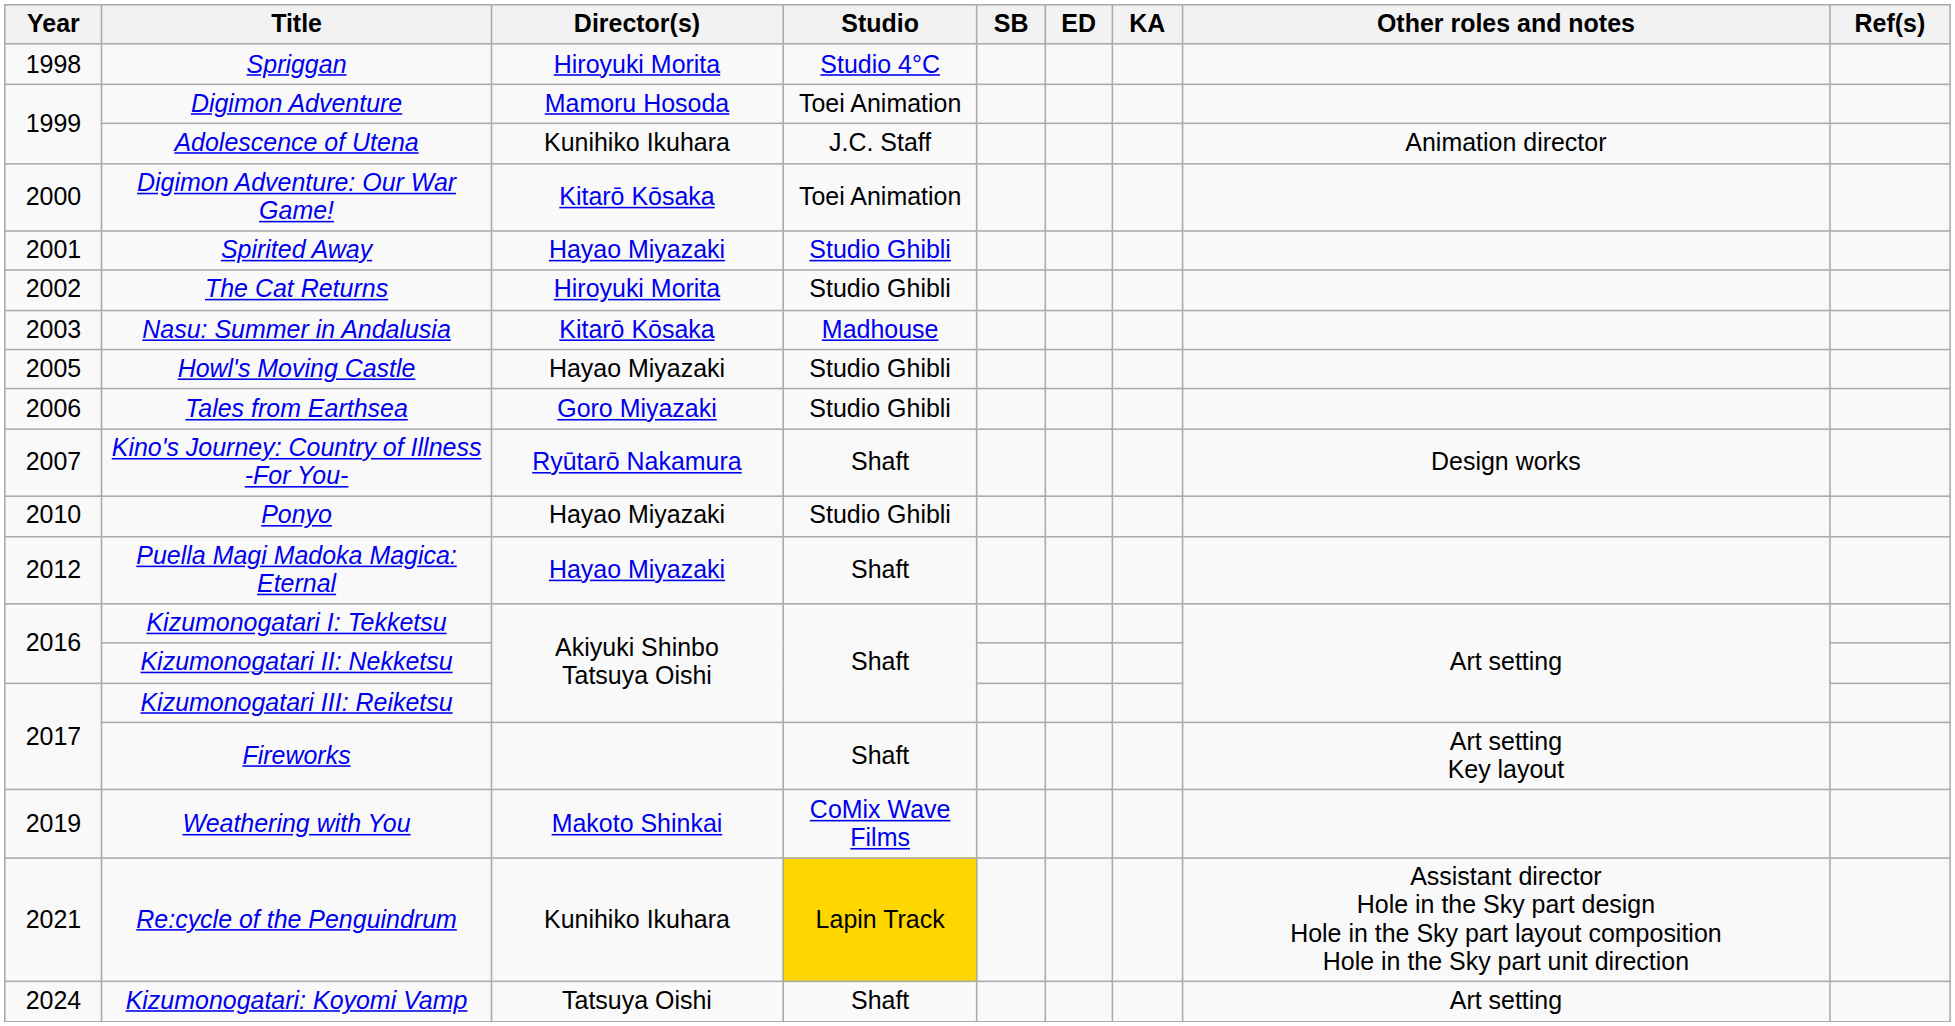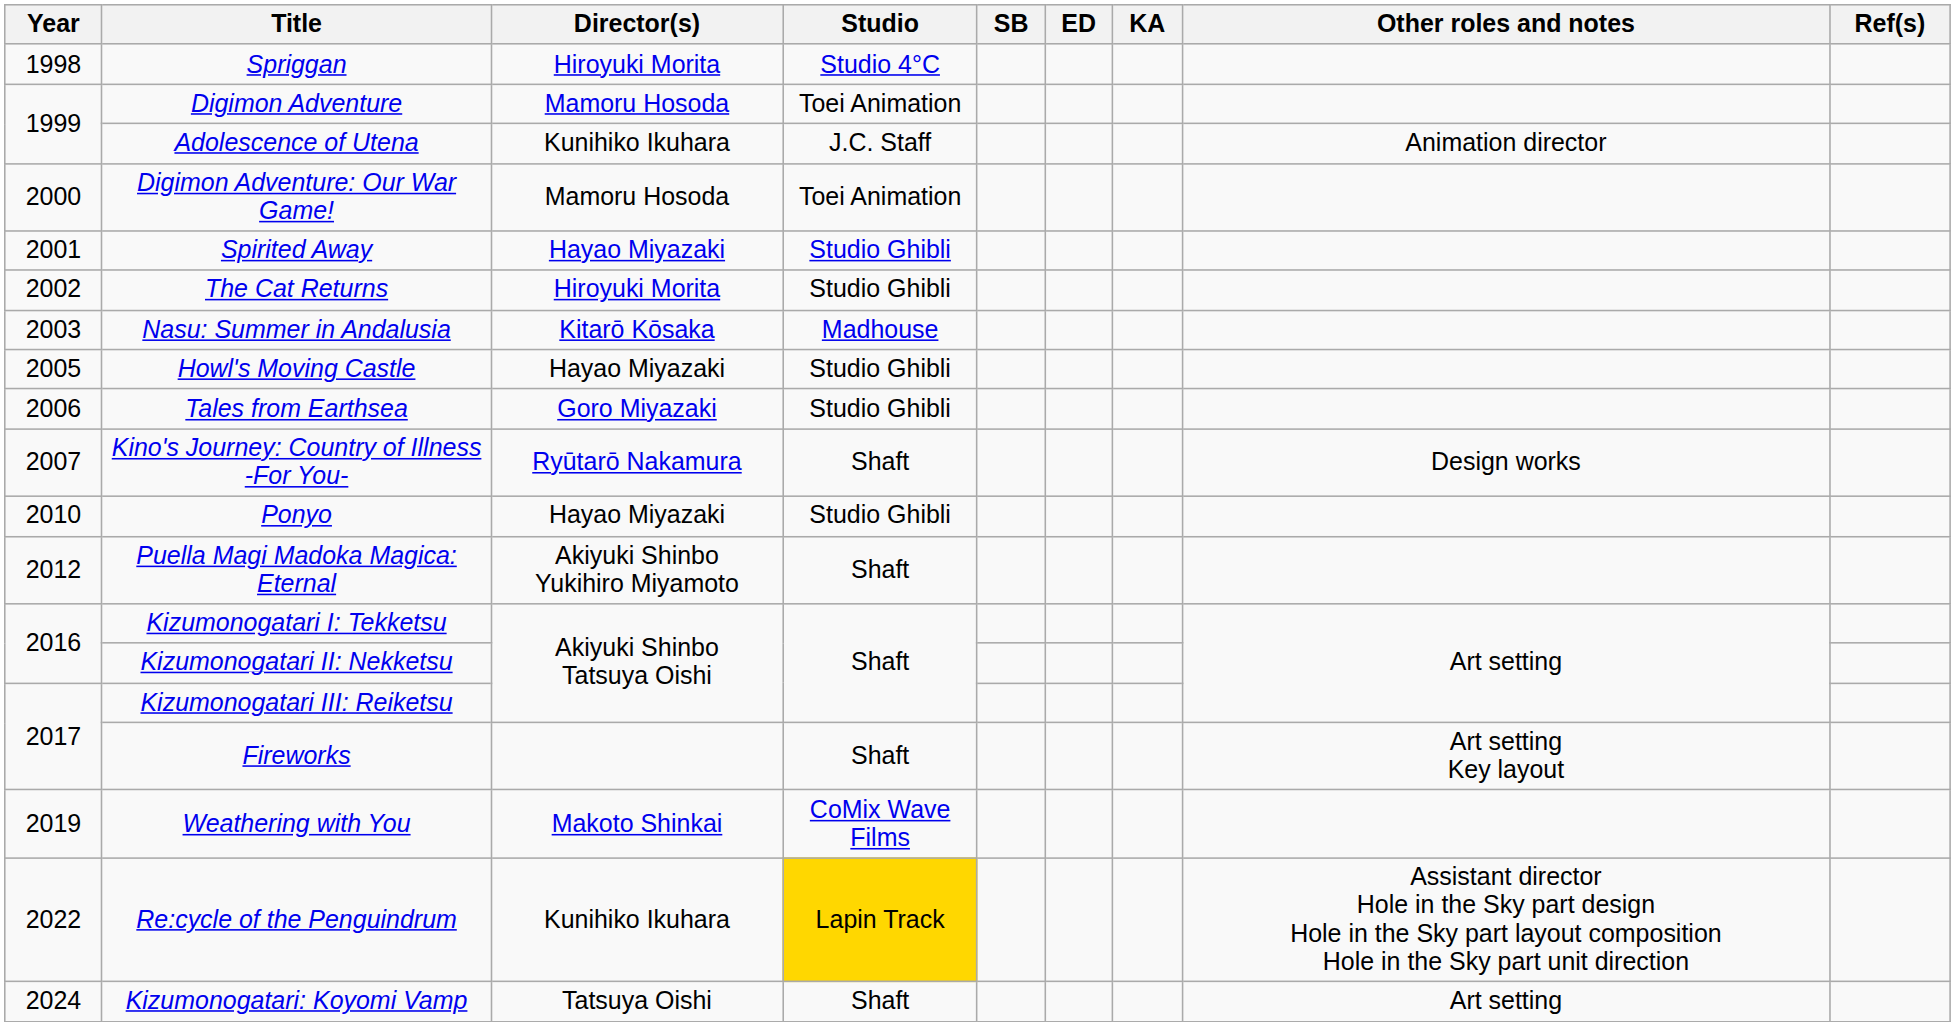(637, 196) Kitarō Kōsaka -> (637, 196) Mamoru Hosoda
(637, 569) Hayao Miyazaki -> (637, 569) Akiyuki Shinbo Yukihiro Miyamoto
(53, 919) 2021 -> (53, 919) 2022
